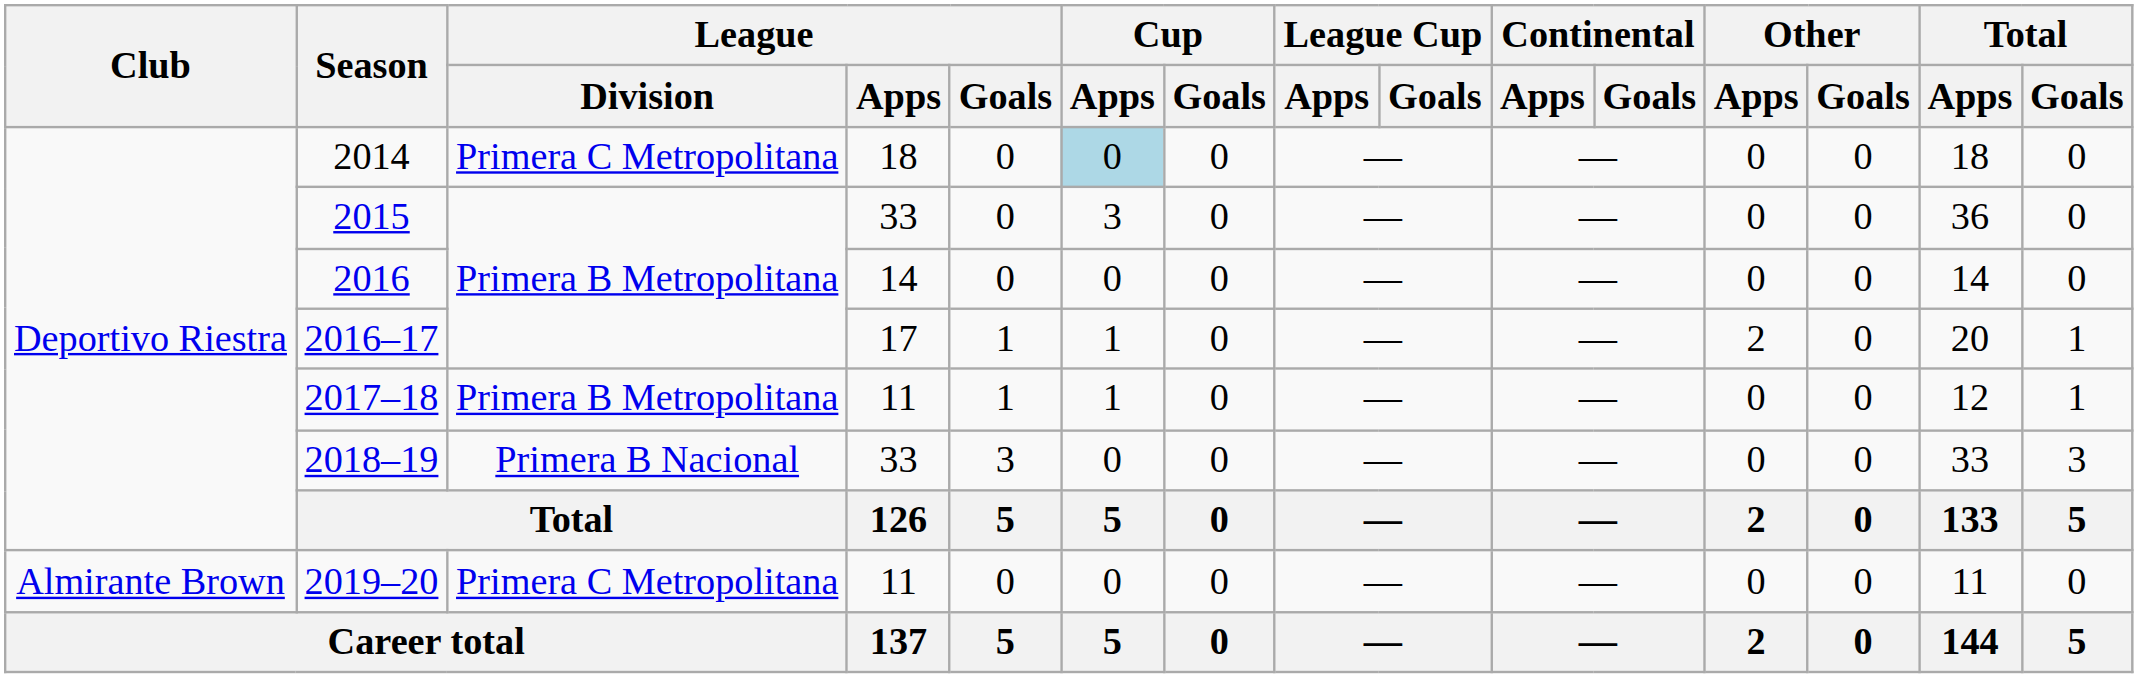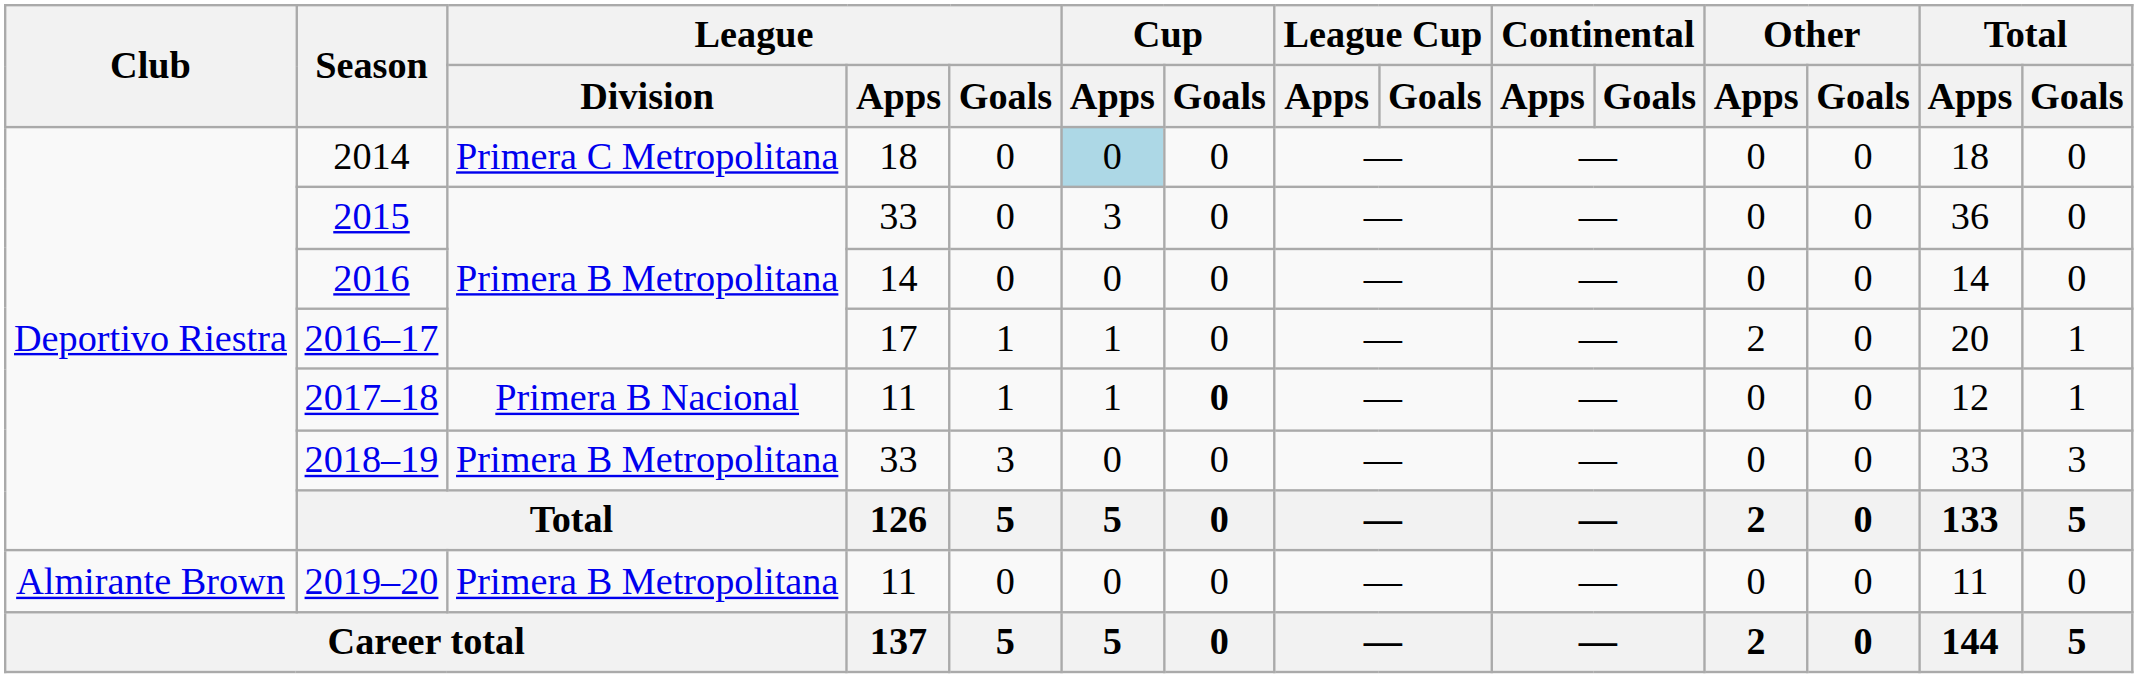(647, 398) Primera B Metropolitana -> (647, 398) Primera B Nacional
(1219, 398) normal -> (1219, 398) bold
(647, 459) Primera B Nacional -> (647, 459) Primera B Metropolitana
(647, 580) Primera C Metropolitana -> (647, 580) Primera B Metropolitana
